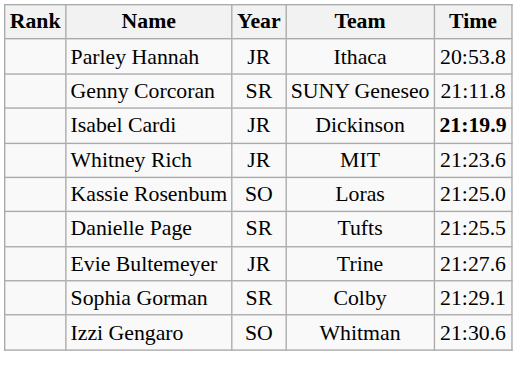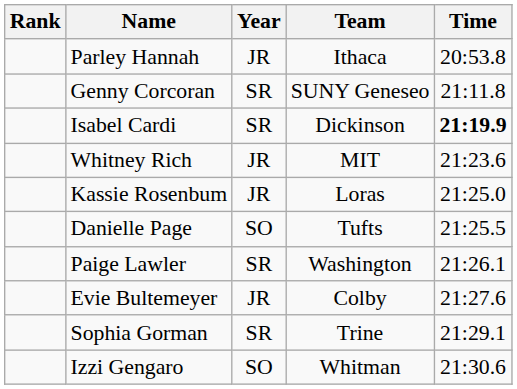(259, 125) JR -> (259, 125) SR
(259, 194) SO -> (259, 194) JR
(259, 228) SR -> (259, 228) SO
+ row: (128, 263)
(360, 263) Trine -> (360, 297) Colby
(360, 297) Colby -> (360, 332) Trine
